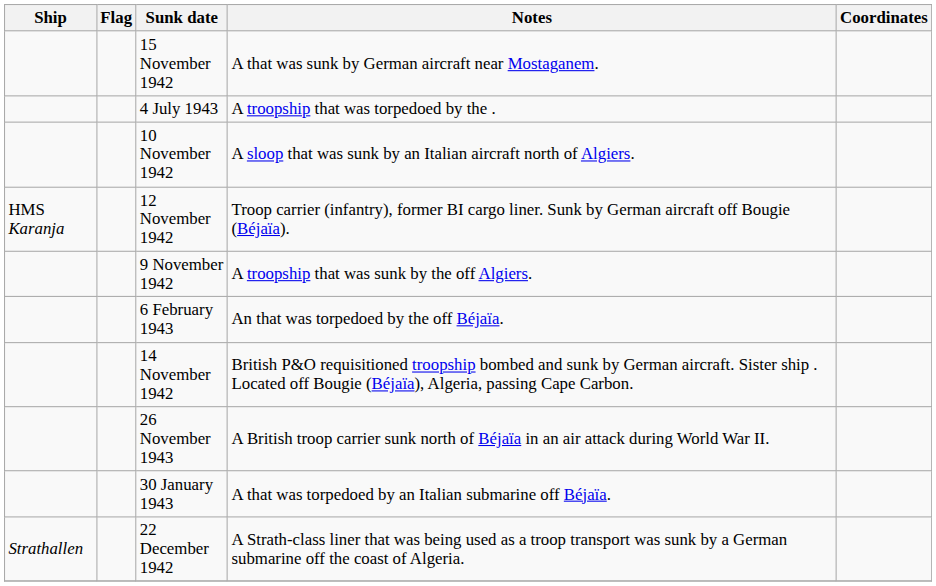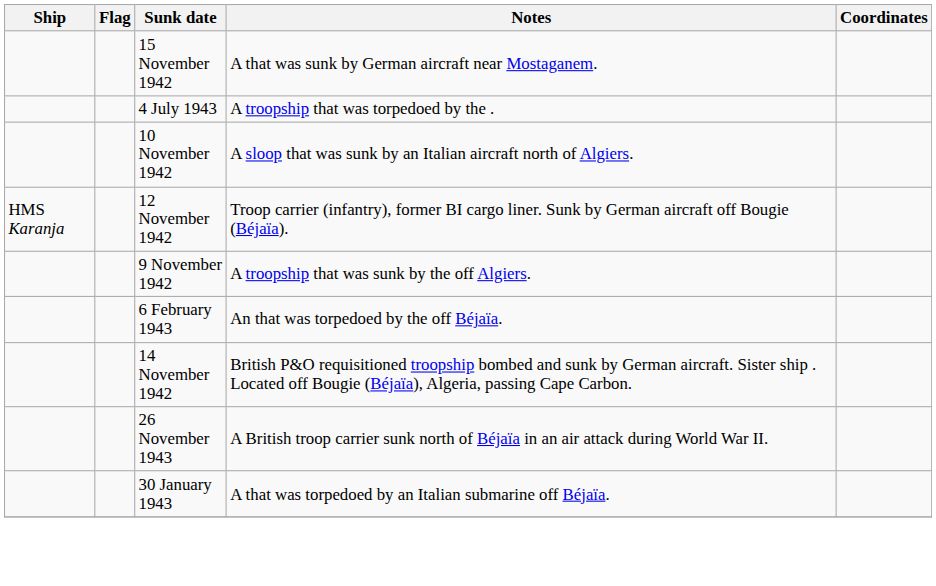- row: (174, 548)
